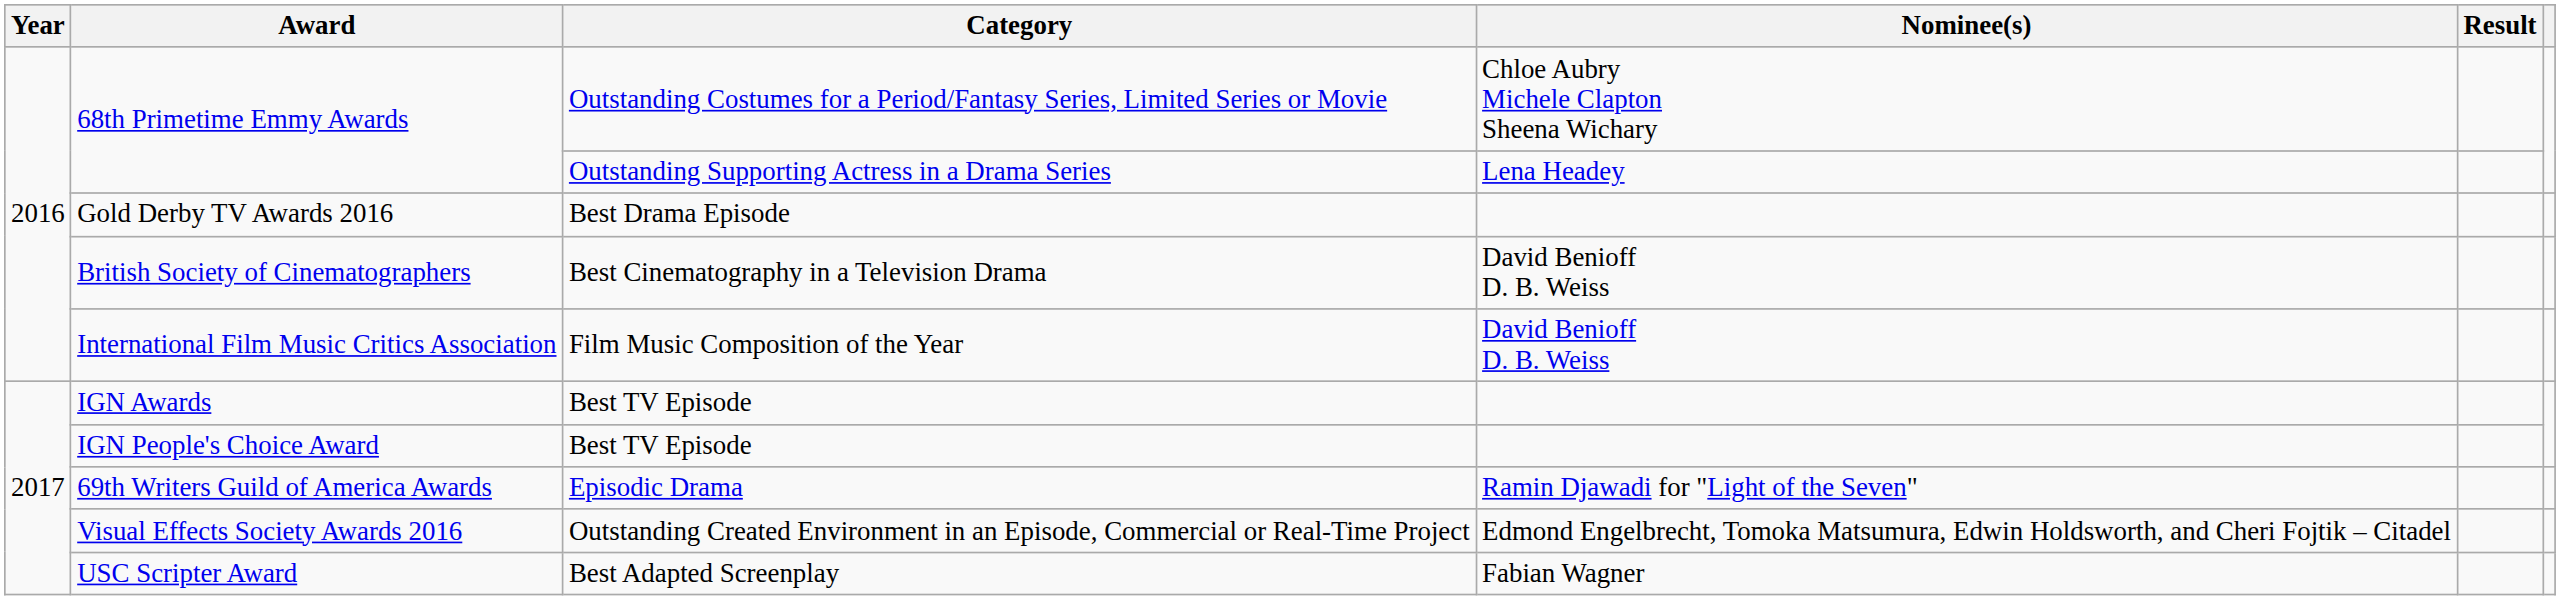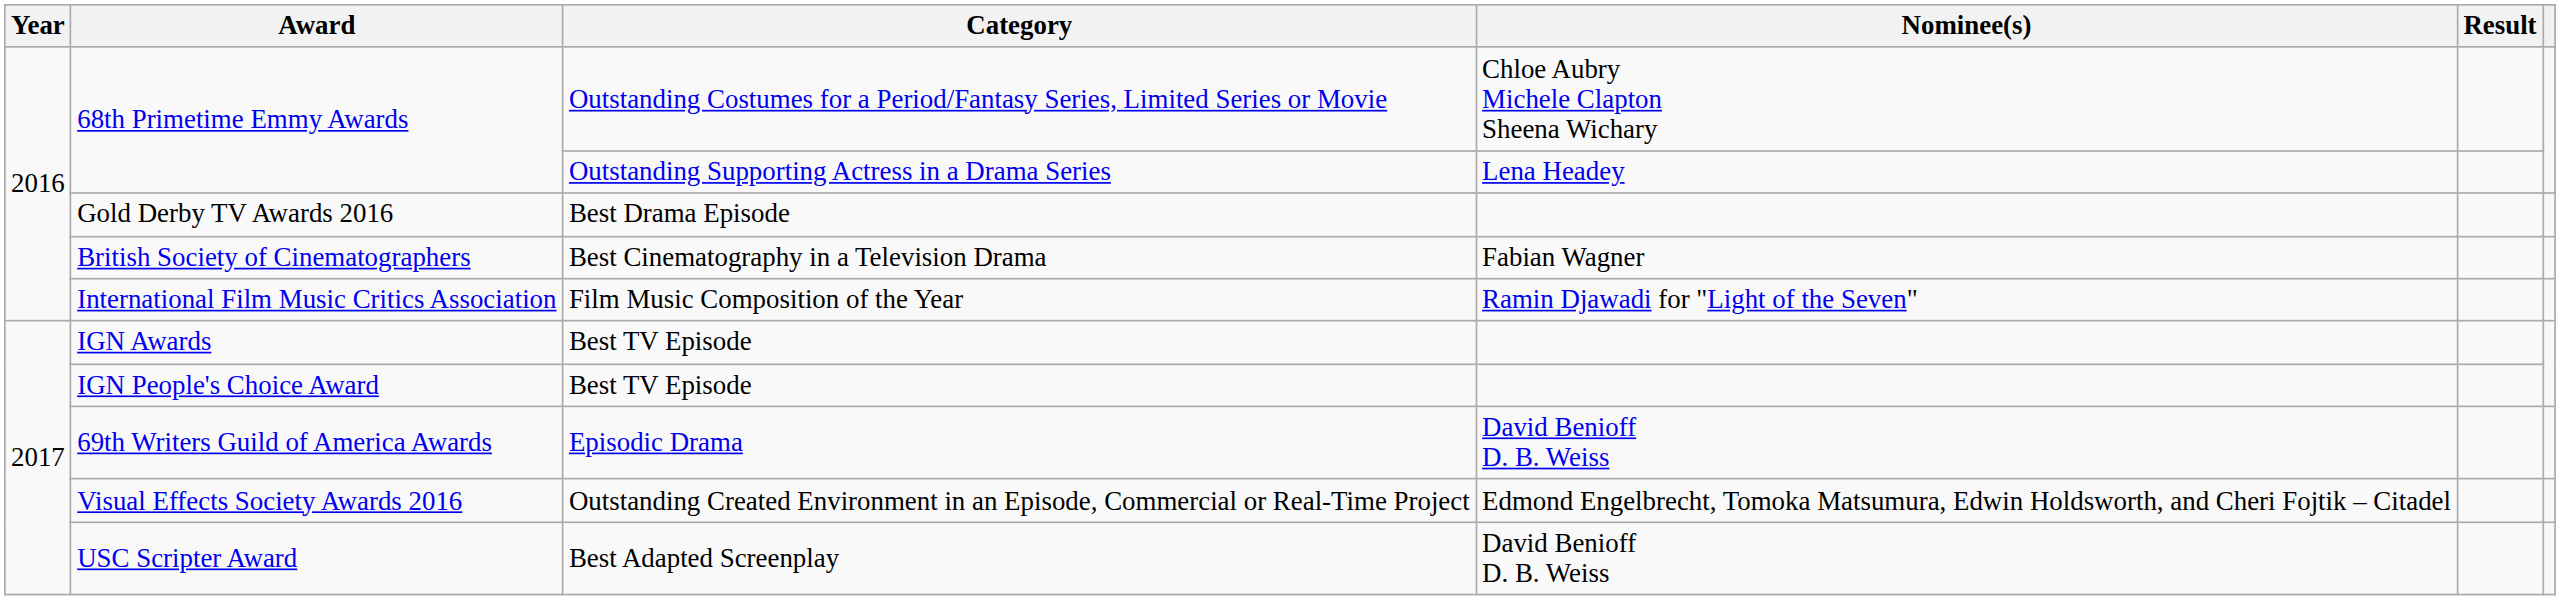(1559, 271) David Benioff D. B. Weiss -> (1563, 256) Fabian Wagner
(1559, 344) David Benioff D. B. Weiss -> (1700, 299) Ramin Djawadi for "Light of the Seven"
(1700, 487) Ramin Djawadi for "Light of the Seven" -> (1559, 442) David Benioff D. B. Weiss
(1563, 573) Fabian Wagner -> (1559, 557) David Benioff D. B. Weiss
